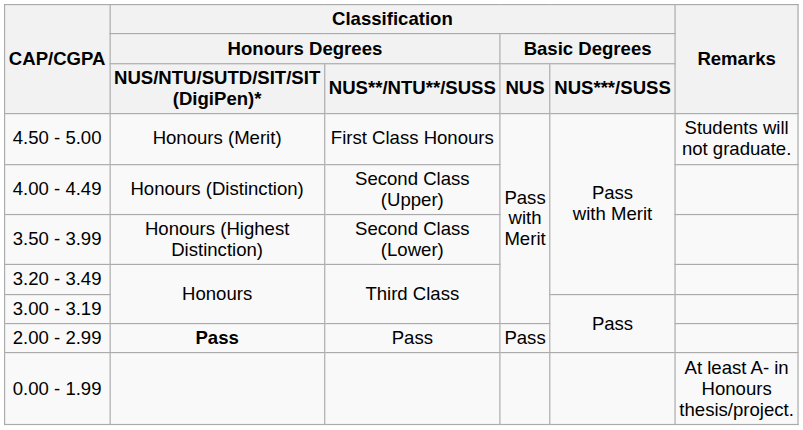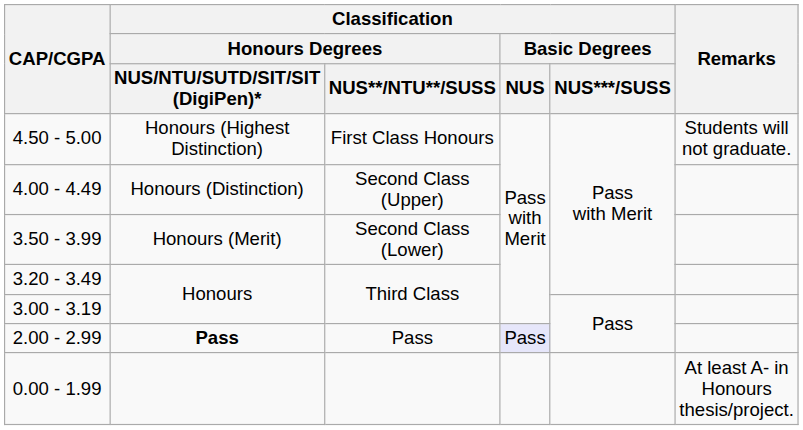(217, 138) Honours (Merit) -> (217, 138) Honours (Highest Distinction)
(217, 239) Honours (Highest Distinction) -> (217, 239) Honours (Merit)
(525, 338) no background -> (525, 338) lavender background
